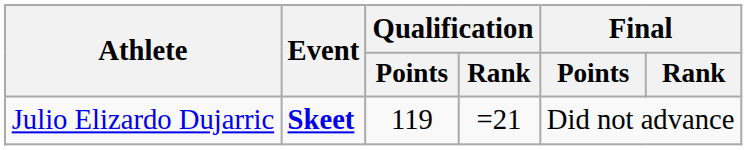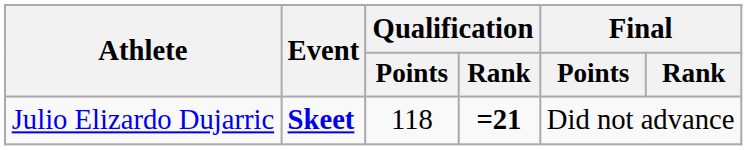(412, 120) 119 -> (412, 120) 118
(499, 120) normal -> (499, 120) bold
